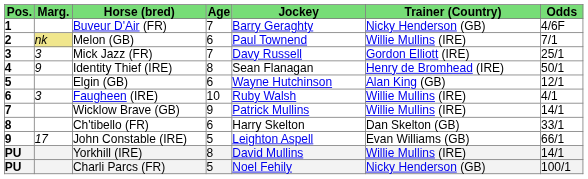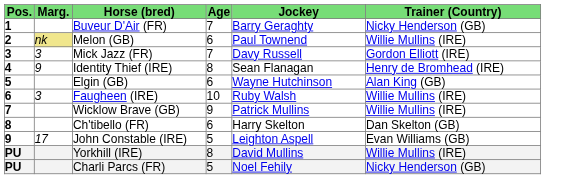- column: (562, 11)
